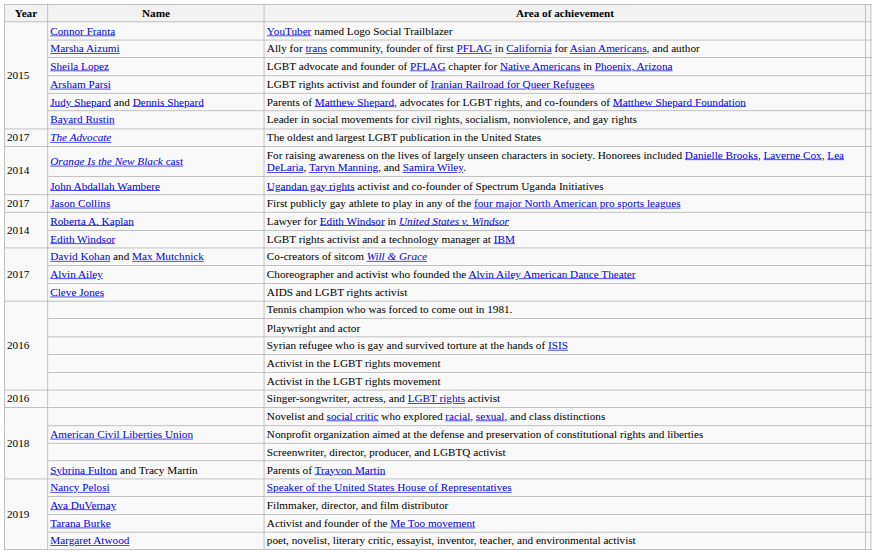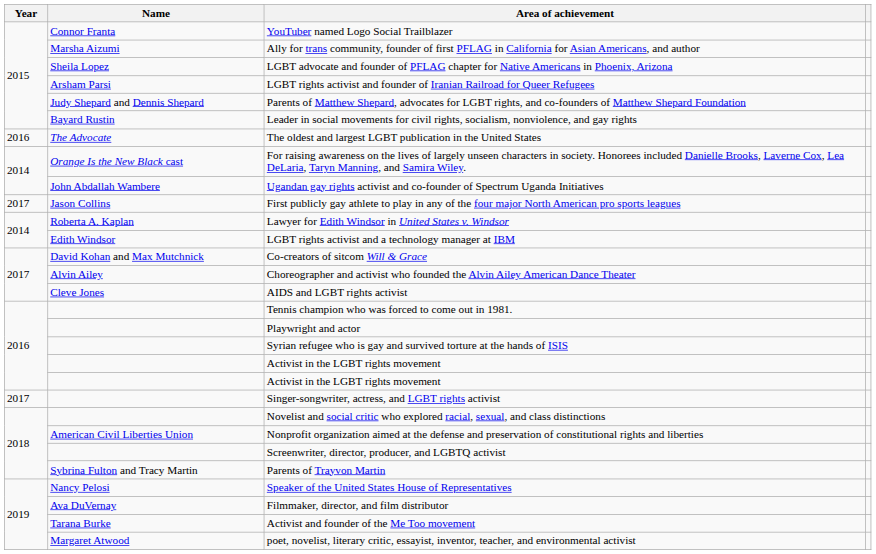(18, 137) 2017 -> (18, 137) 2016
(18, 398) 2016 -> (18, 398) 2017
